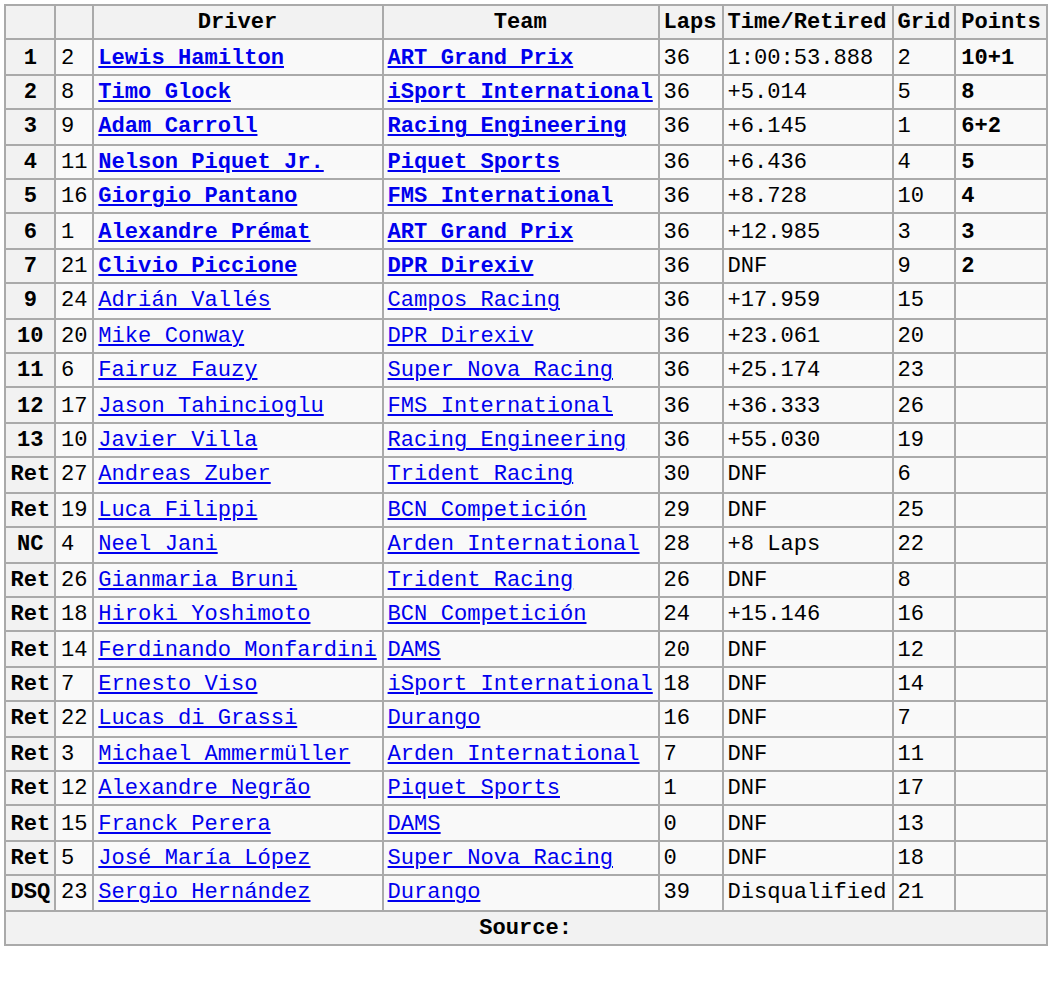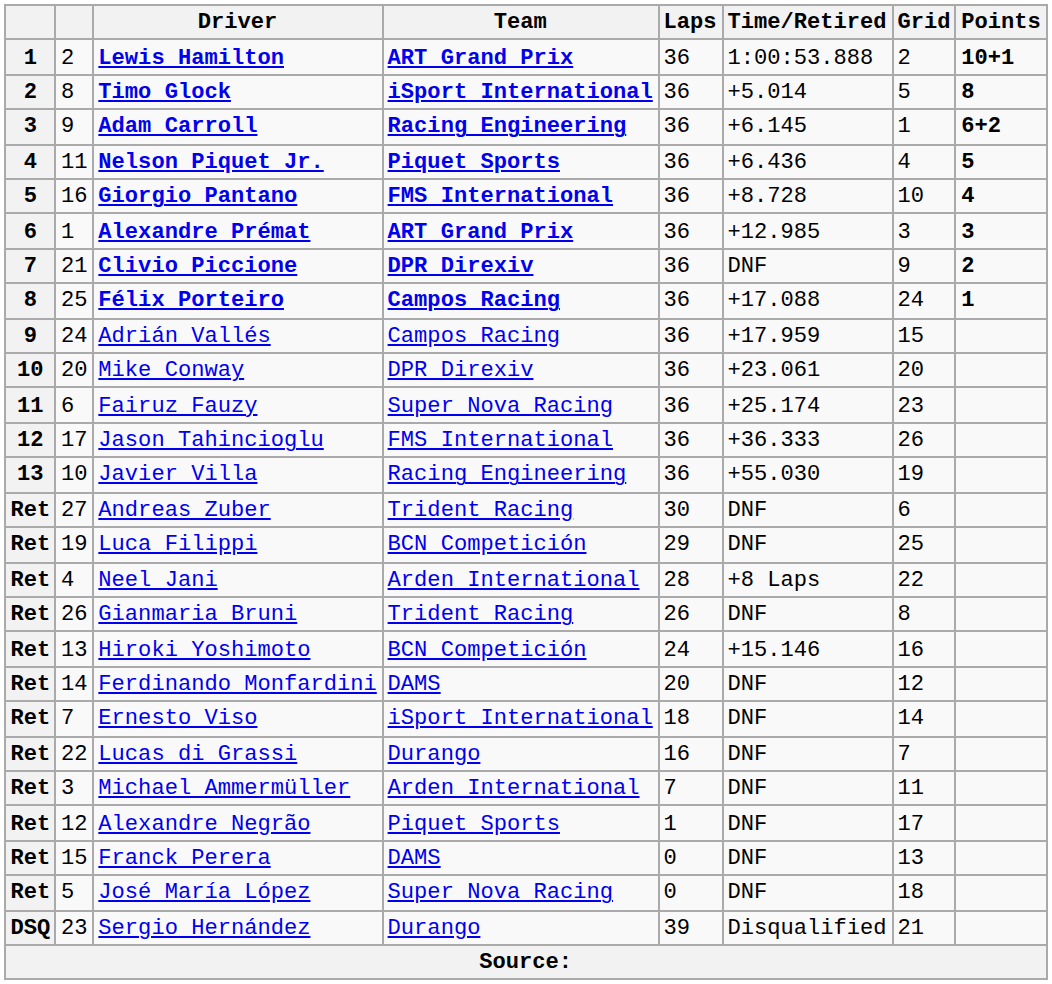+ row: (191, 301)
(30, 545) NC -> (30, 579) Ret
(74, 614) 18 -> (74, 649) 13
